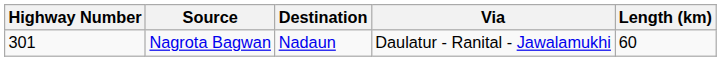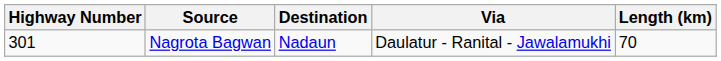(628, 43) 60 -> (628, 43) 70
